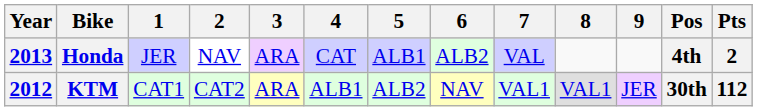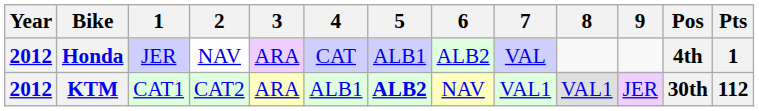(31, 55) 2013 -> (31, 55) 2012
(732, 55) 2 -> (733, 55) 1
(399, 88) normal -> (400, 88) bold
